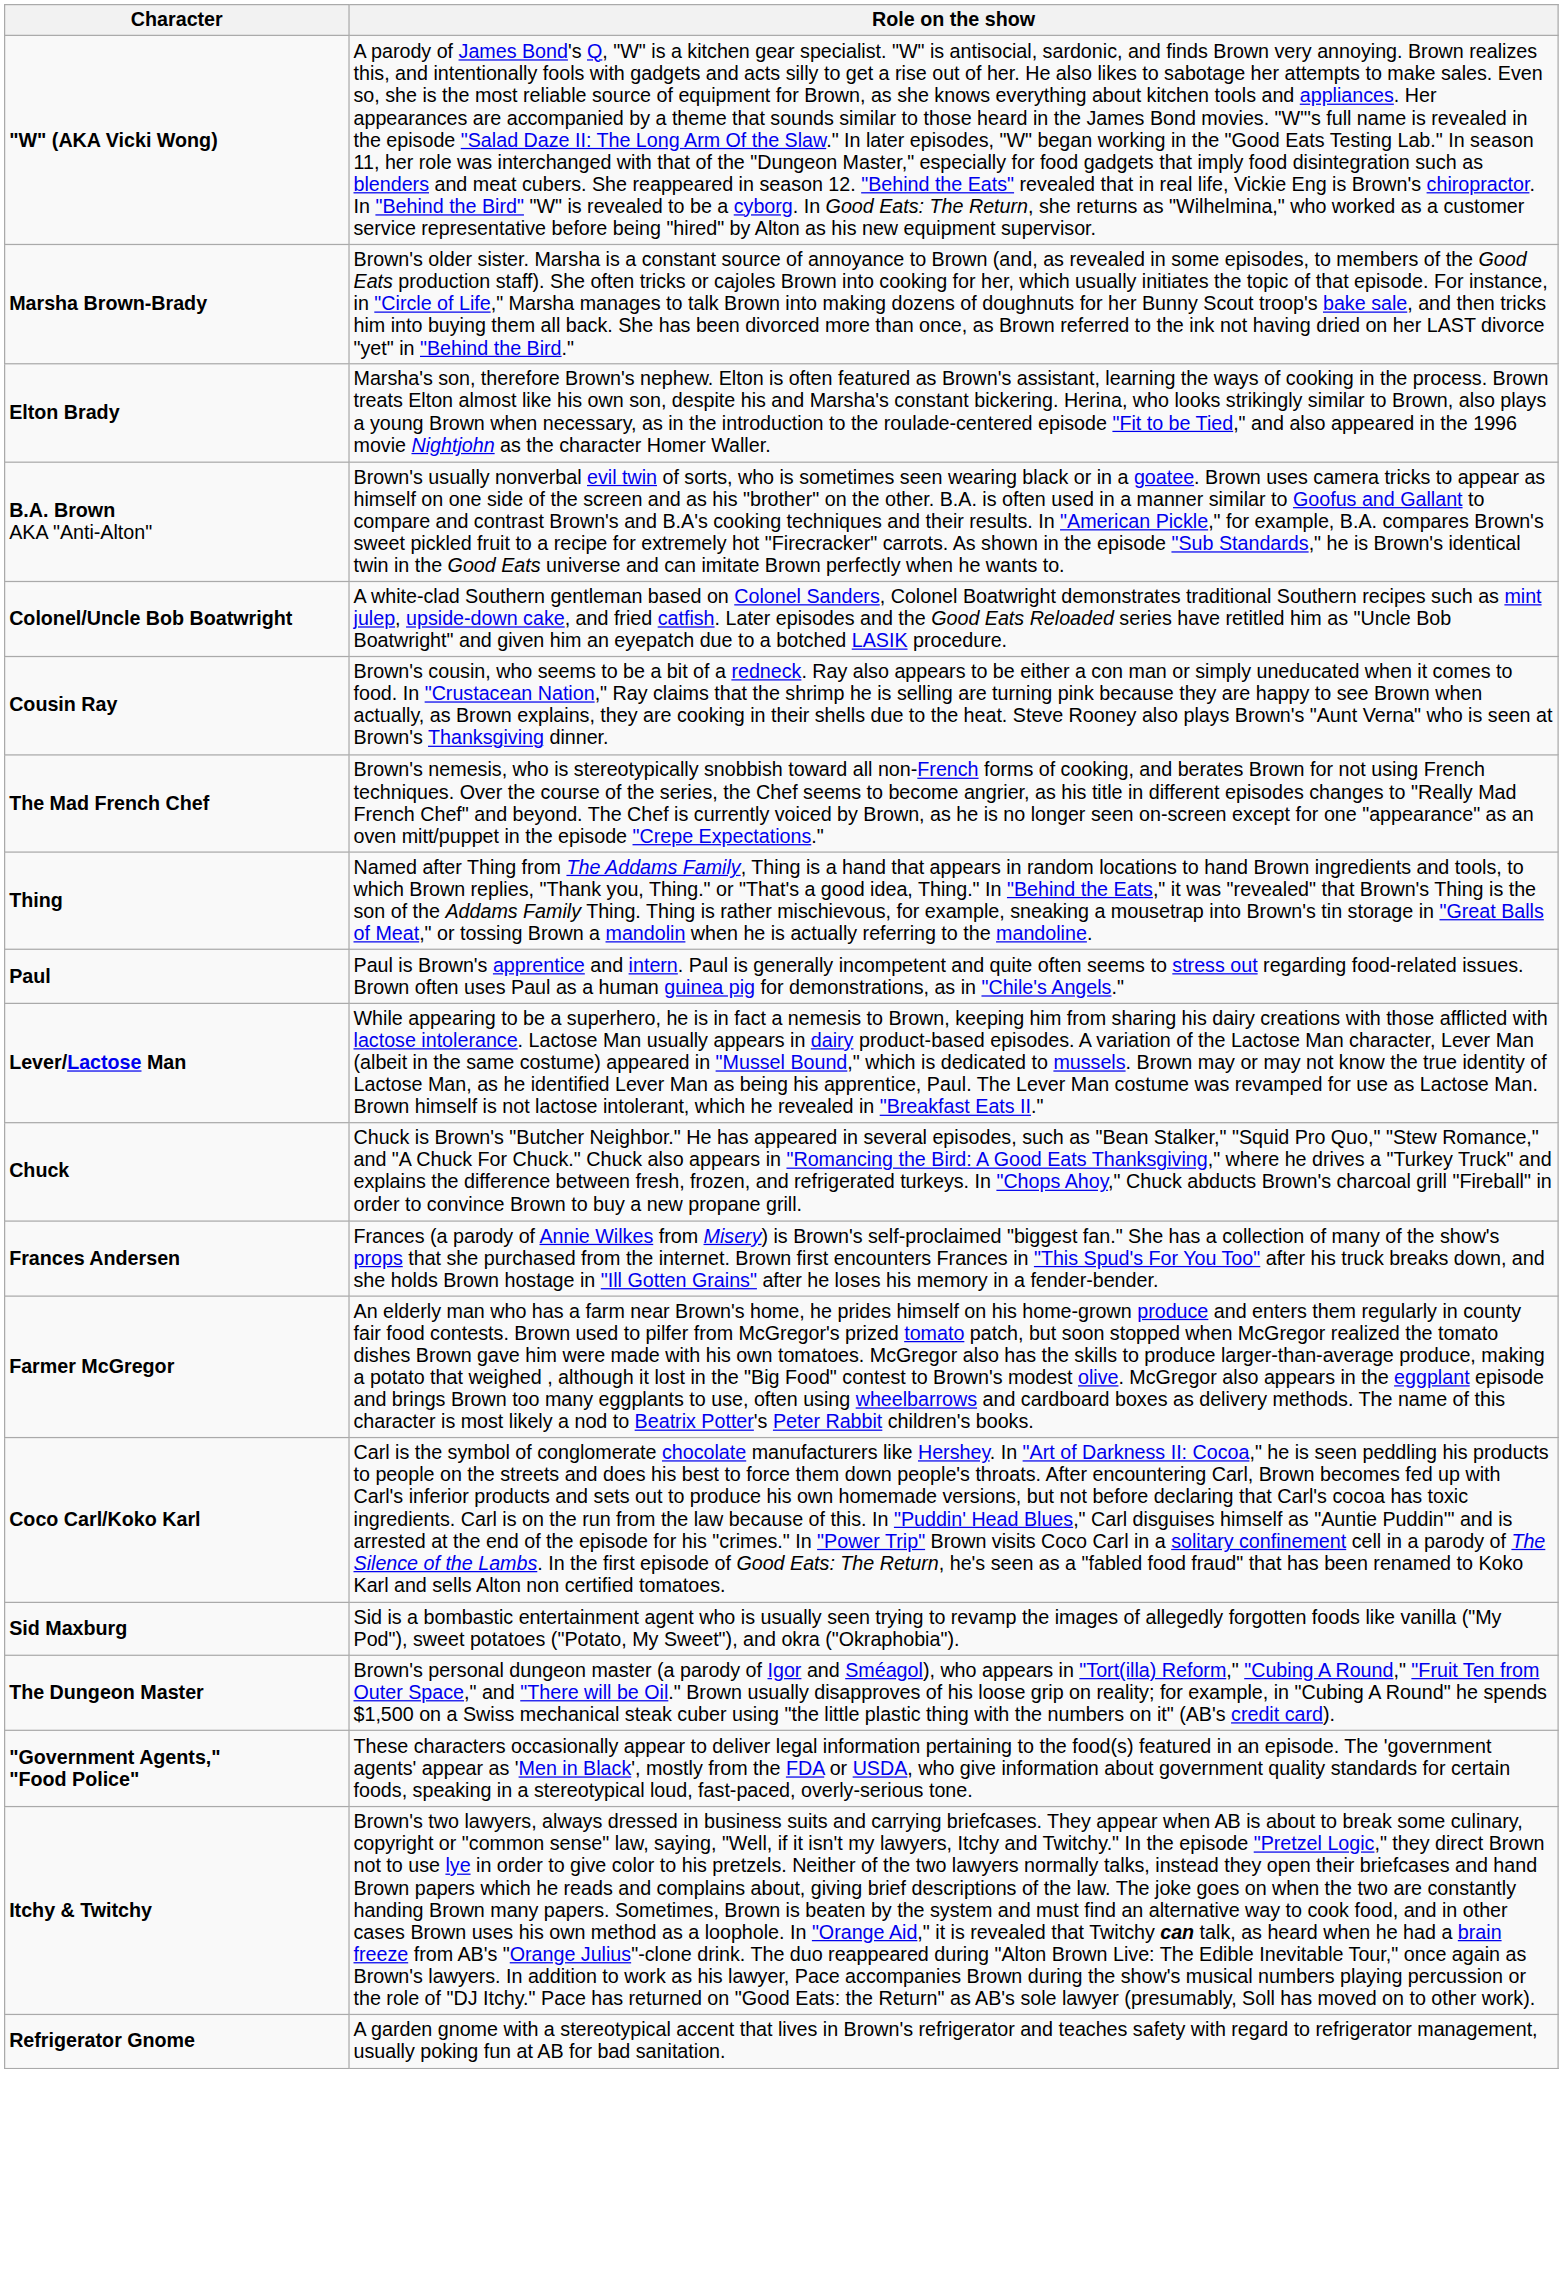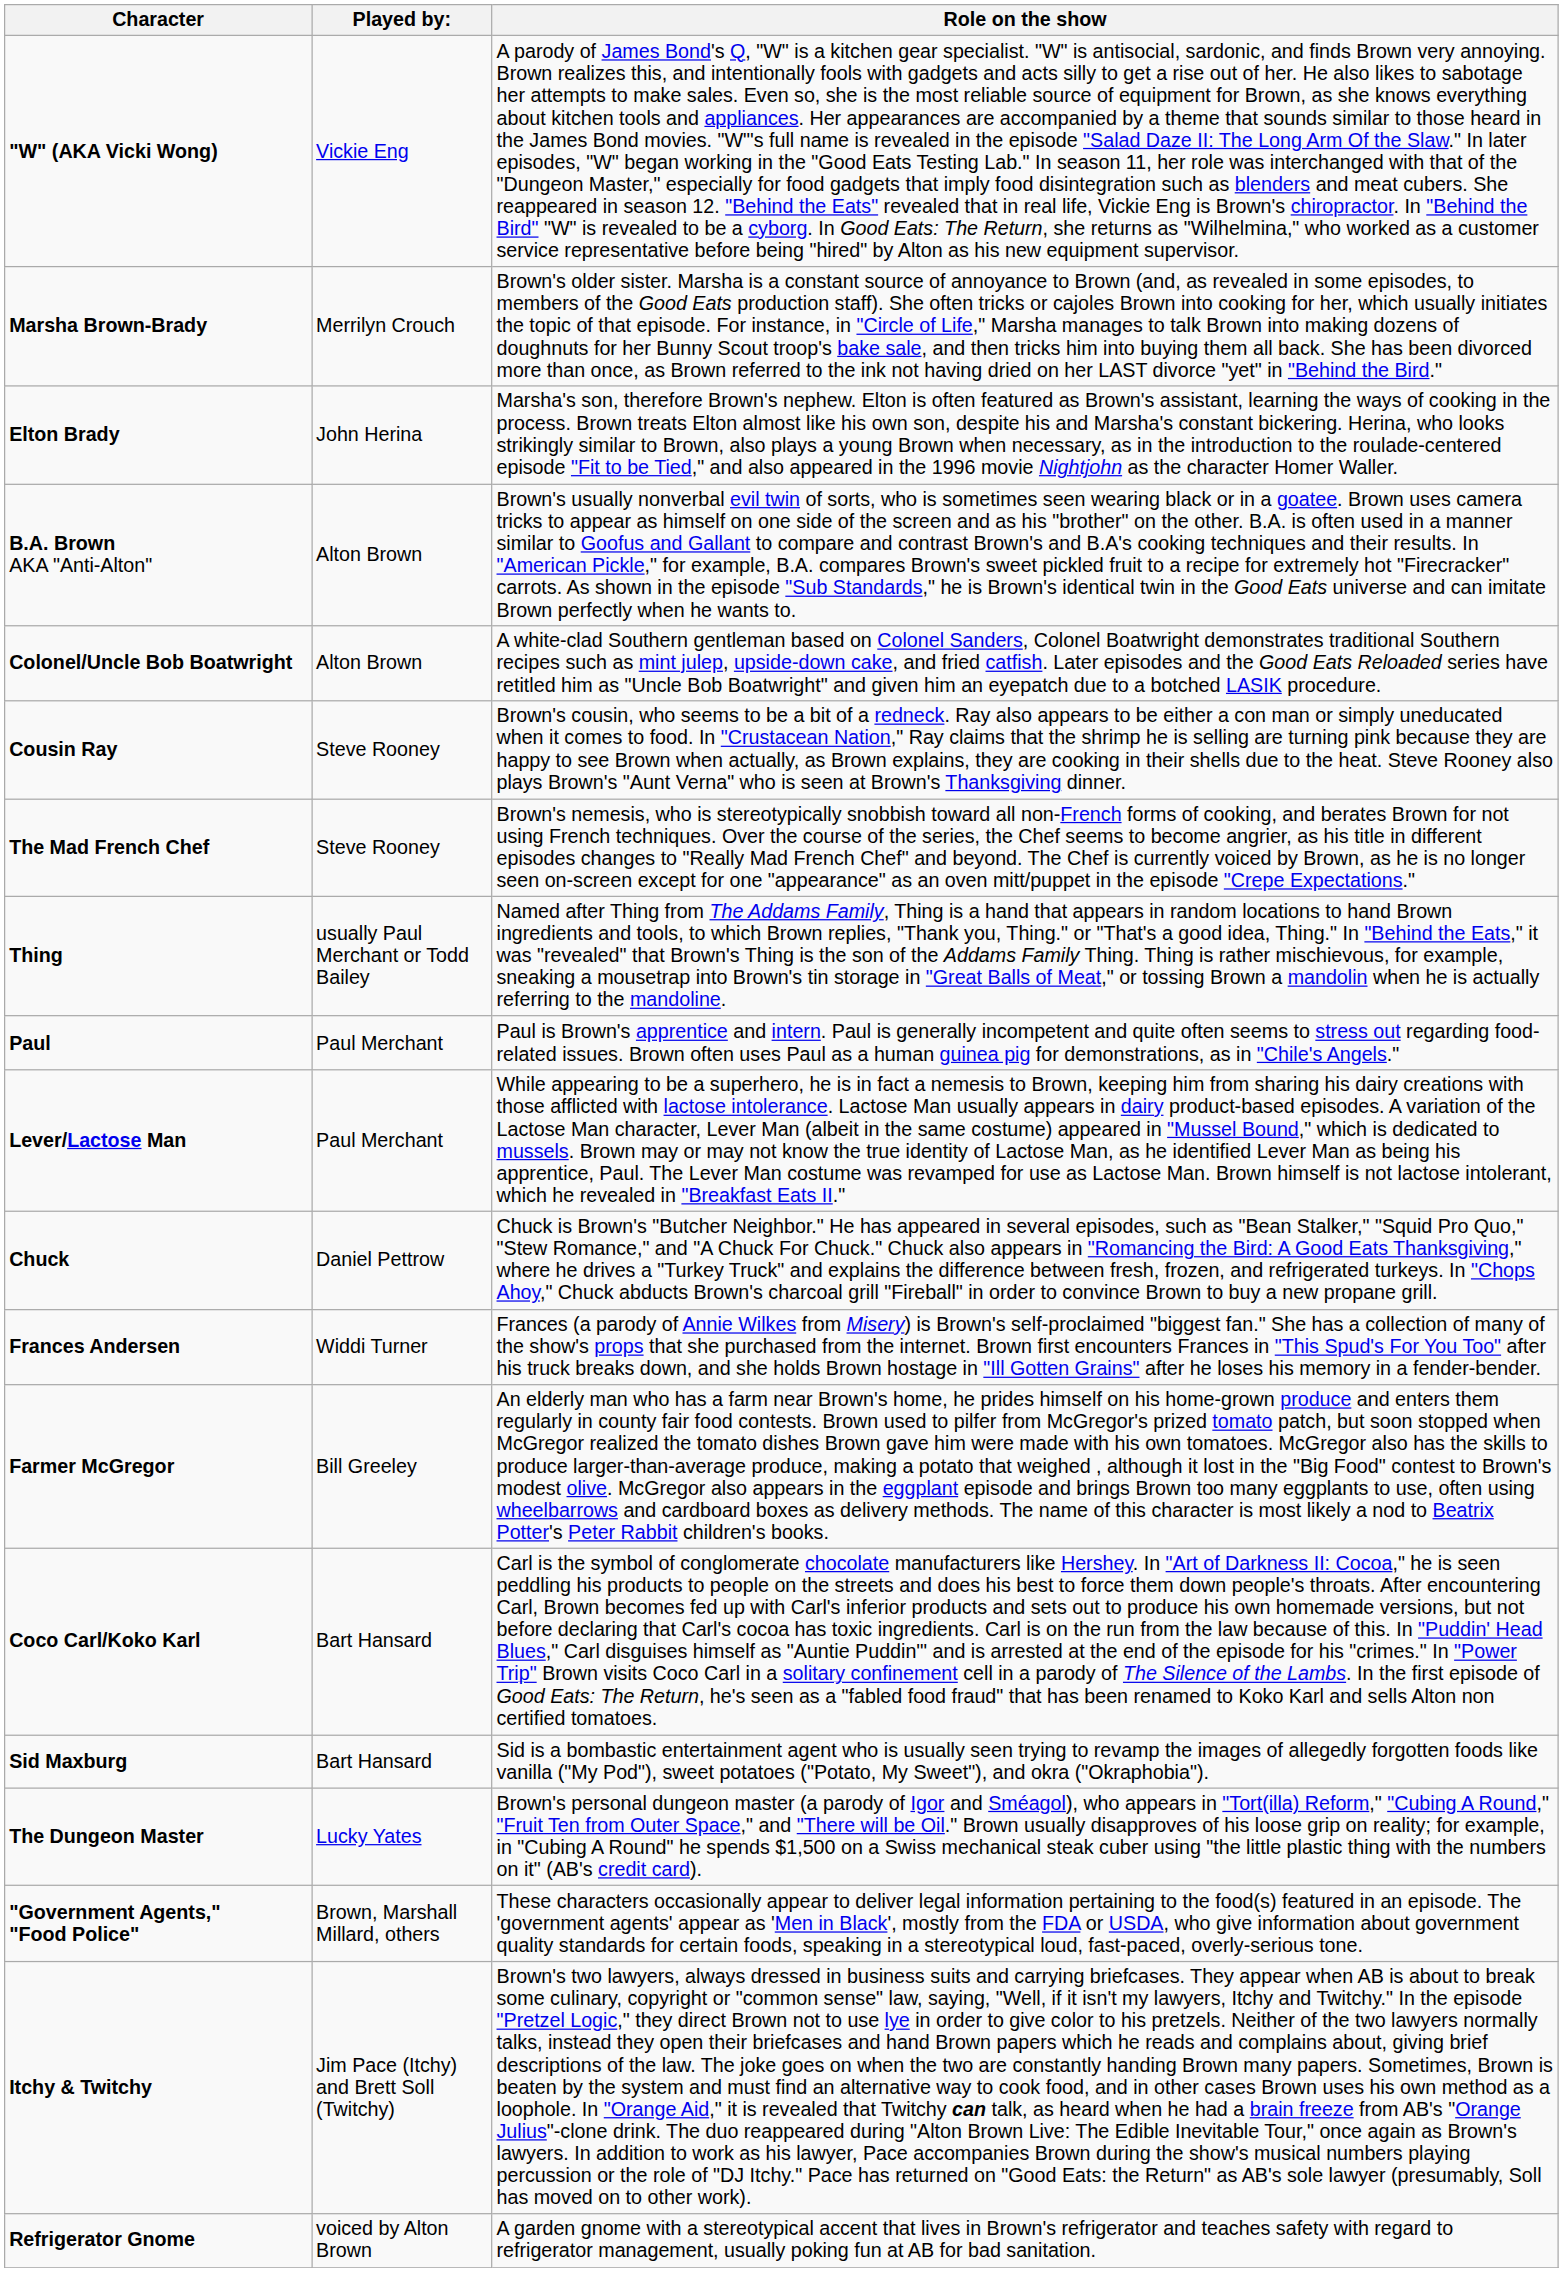+ column: (402, 20)
